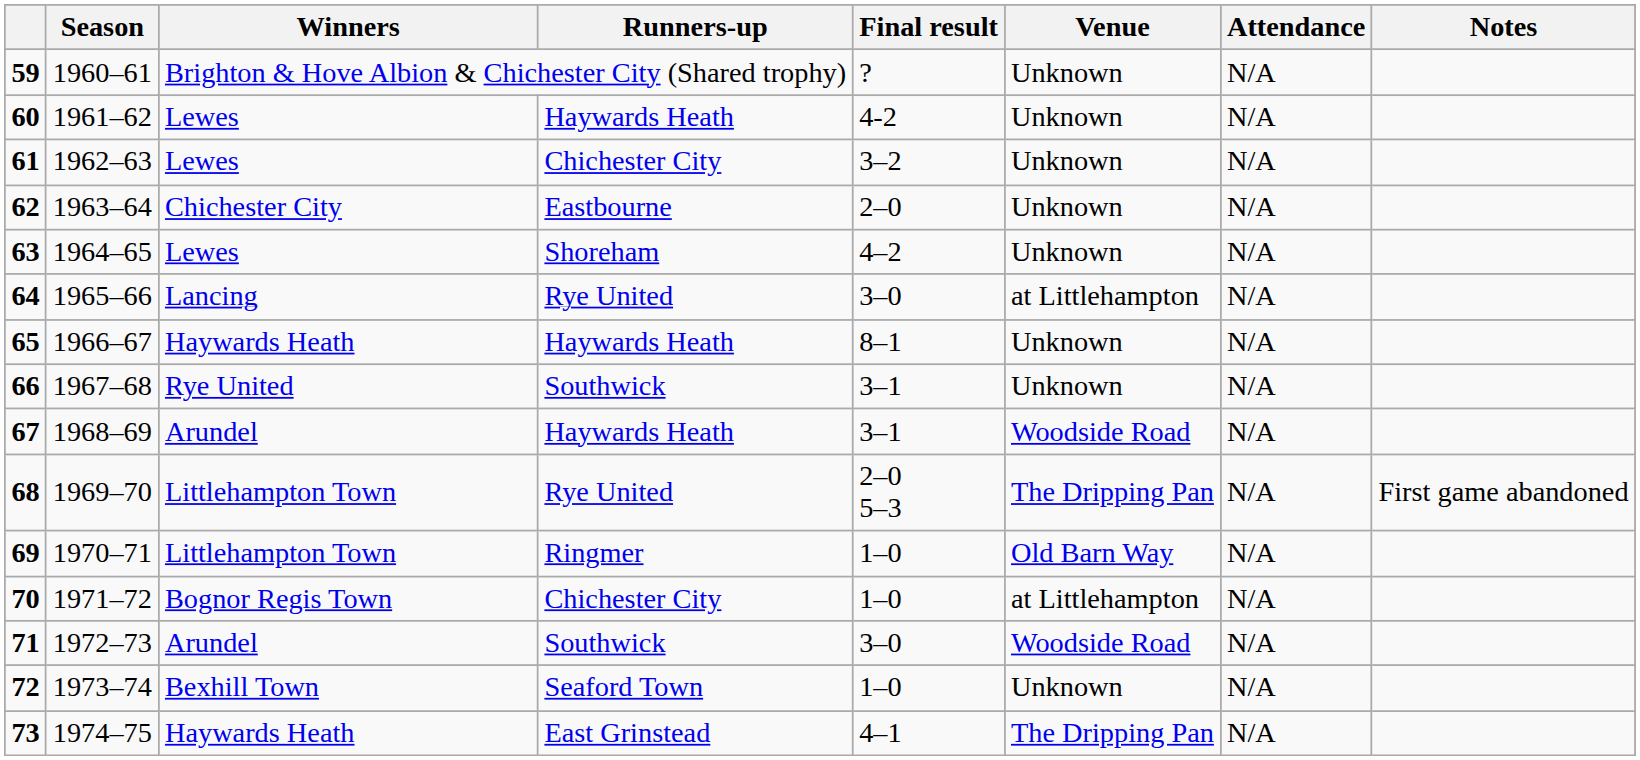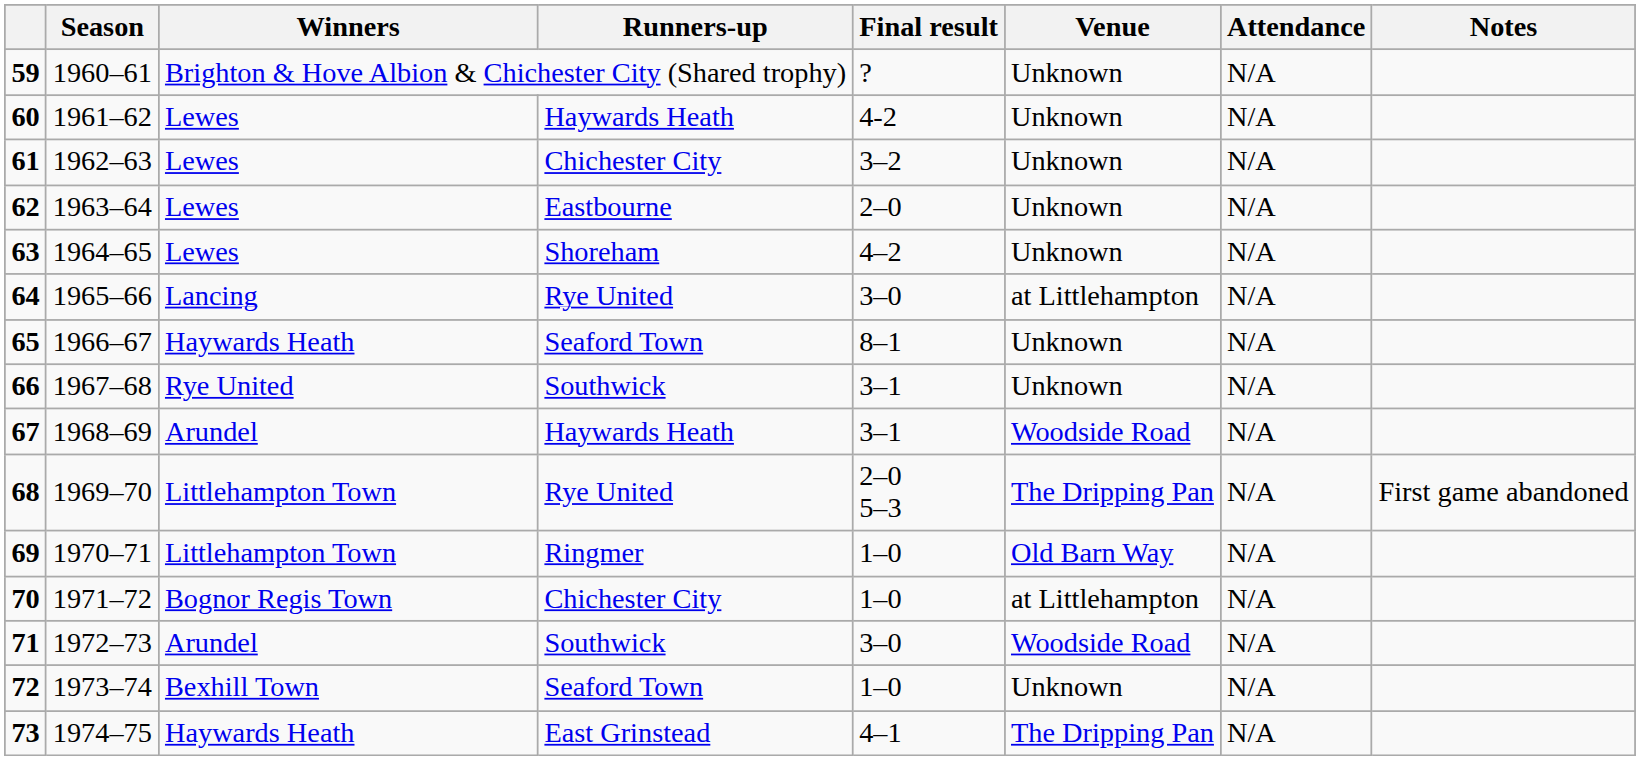(253, 206) Chichester City -> (202, 206) Lewes
(639, 341) Haywards Heath -> (624, 341) Seaford Town
